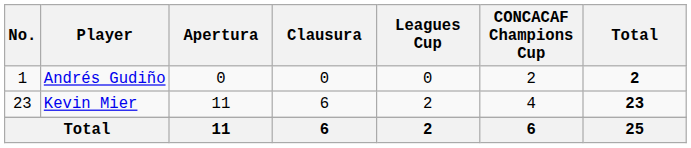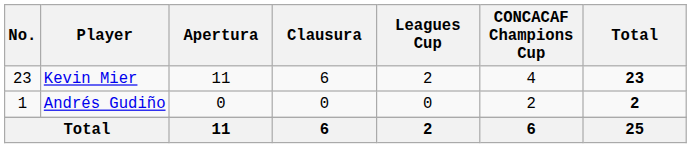rows swapped: (105, 79) <-> (91, 104)
